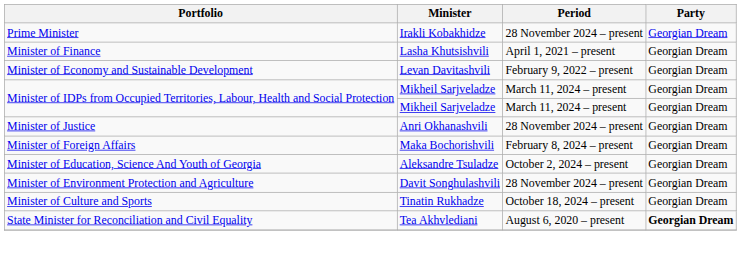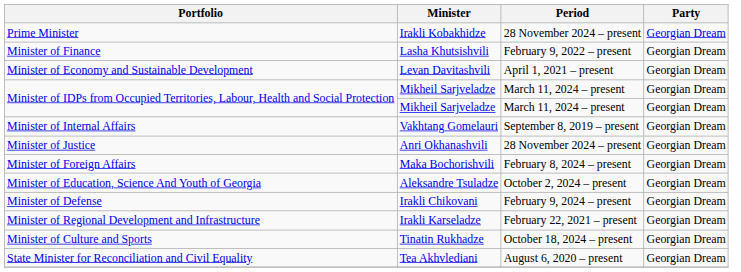(560, 51) April 1, 2021 – present -> (567, 51) February 9, 2022 – present
(569, 70) February 9, 2022 – present -> (558, 70) April 1, 2021 – present
+ row: (71, 126)
- row: (130, 182)
+ row: (54, 201)
+ row: (134, 220)
(691, 220) bold -> (686, 257) normal
